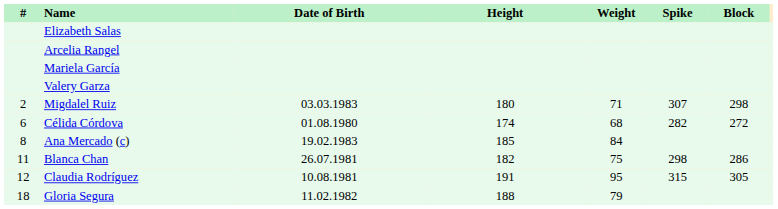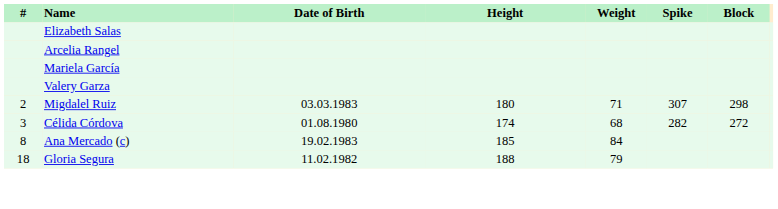(23, 122) 6 -> (23, 122) 3
- row: (76, 159)
- row: (91, 177)
